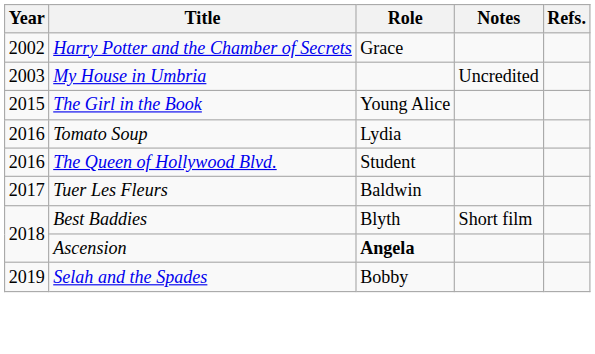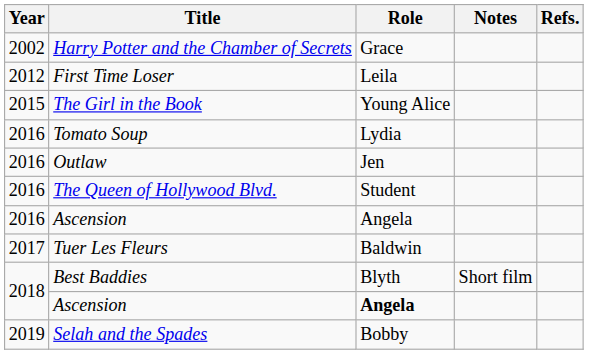- row: (27, 76)
+ row: (27, 76)
+ row: (27, 162)
+ row: (27, 219)
